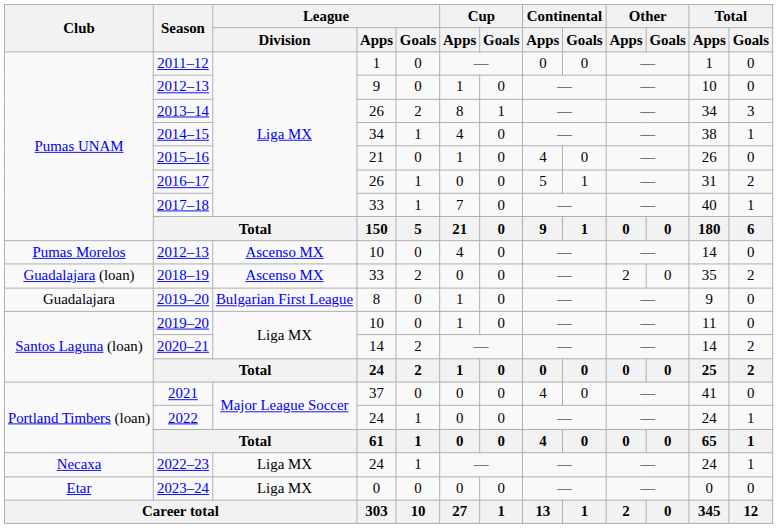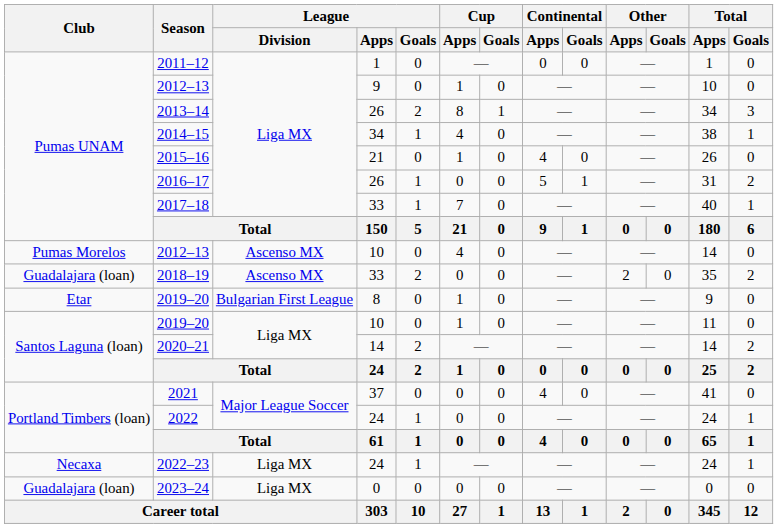(79, 299) Guadalajara -> (79, 299) Etar
(79, 488) Etar -> (79, 488) Guadalajara (loan)
